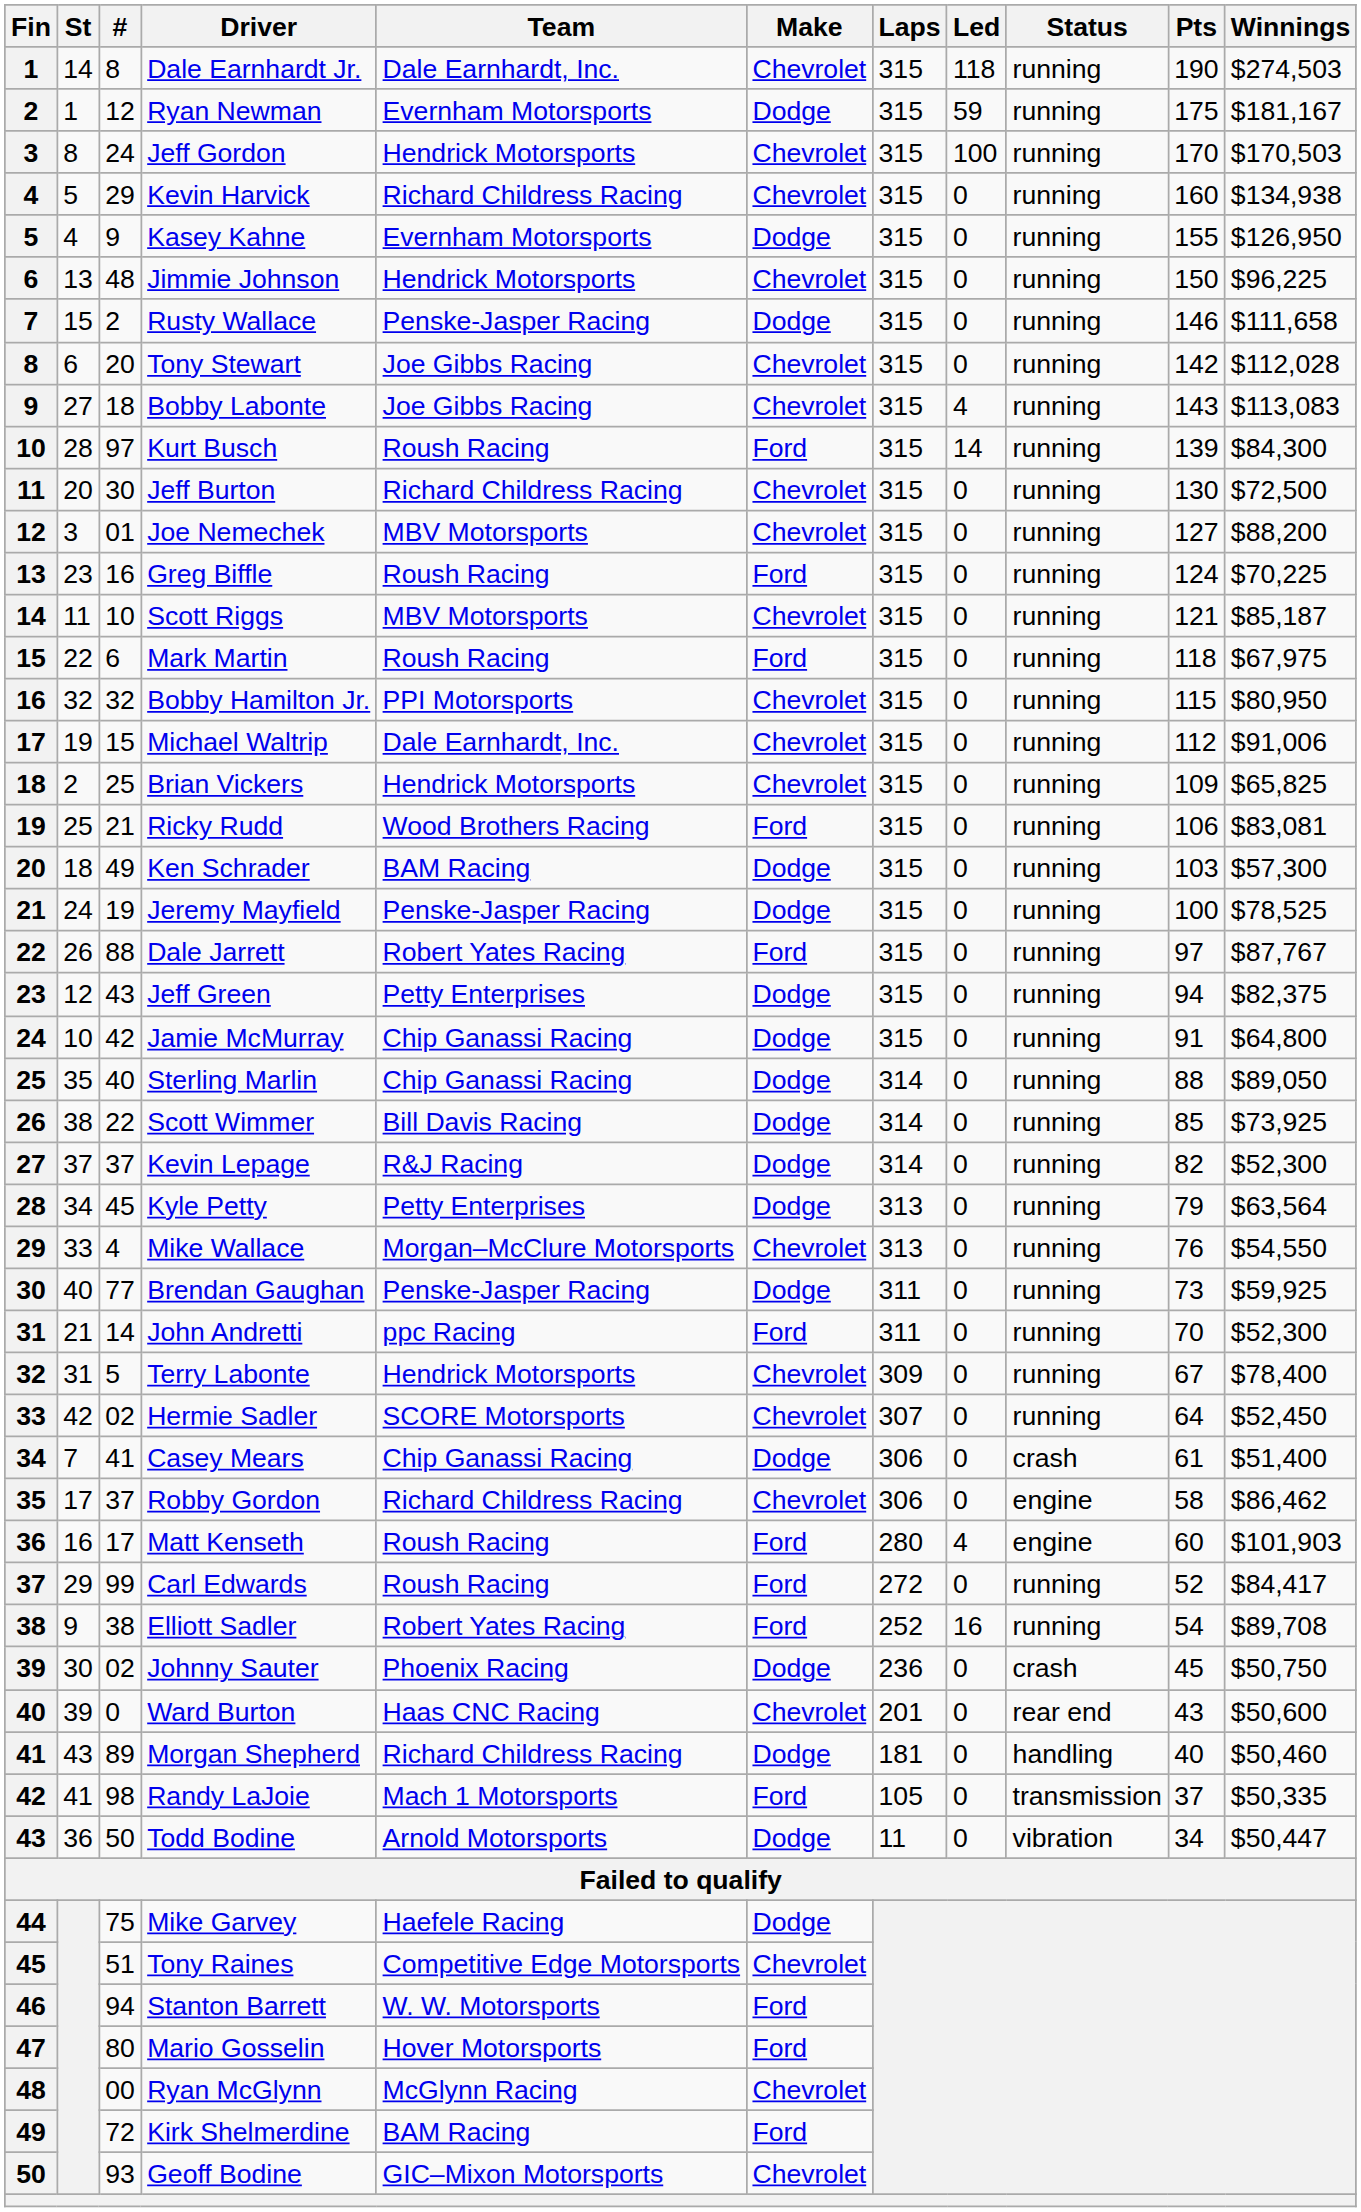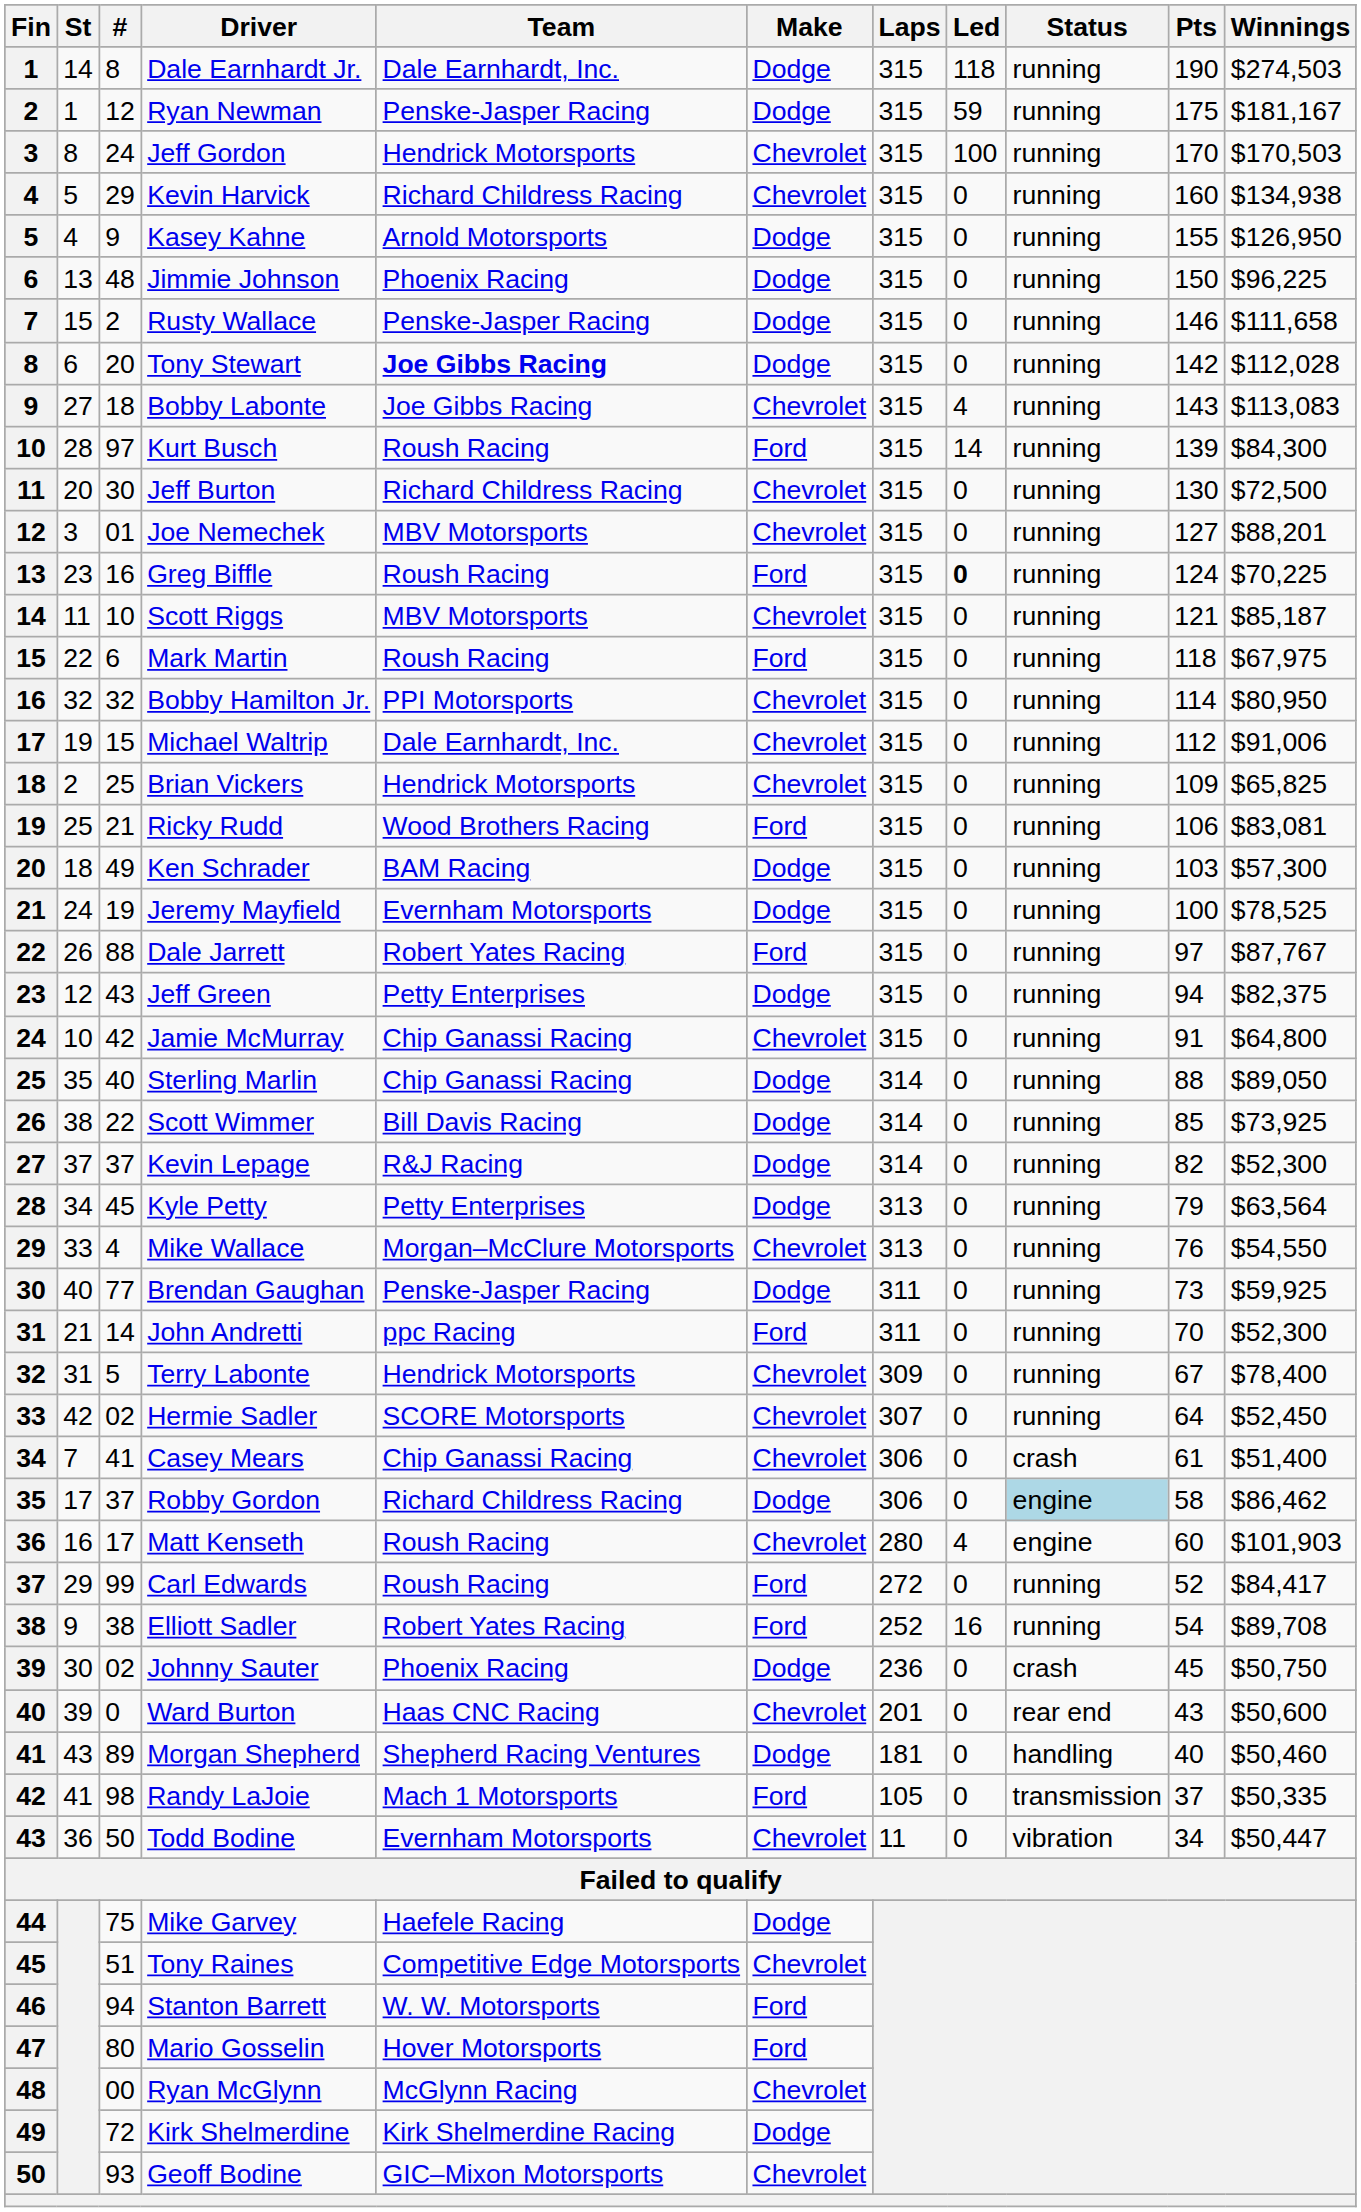(809, 68) Chevrolet -> (792, 68) Dodge
(517, 110) Evernham Motorsports -> (516, 110) Penske-Jasper Racing
(517, 237) Evernham Motorsports -> (495, 237) Arnold Motorsports
(509, 279) Hendrick Motorsports -> (476, 279) Phoenix Racing
(809, 279) Chevrolet -> (792, 279) Dodge
(488, 363) normal -> (495, 363) bold
(809, 363) Chevrolet -> (792, 363) Dodge
(1279, 531) $88,200 -> (1279, 531) $88,201
(960, 574) normal -> (960, 574) bold
(1195, 700) 115 -> (1195, 700) 114
(516, 910) Penske-Jasper Racing -> (517, 910) Evernham Motorsports
(792, 1037) Dodge -> (809, 1037) Chevrolet
(792, 1458) Dodge -> (809, 1458) Chevrolet
(809, 1500) Chevrolet -> (792, 1500) Dodge
(1053, 1500) no background -> (1053, 1500) lightblue background
(780, 1542) Ford -> (809, 1542) Chevrolet
(533, 1753) Richard Childress Racing -> (541, 1753) Shepherd Racing Ventures
(495, 1837) Arnold Motorsports -> (517, 1837) Evernham Motorsports
(792, 1837) Dodge -> (809, 1837) Chevrolet
(456, 2132) BAM Racing -> (529, 2132) Kirk Shelmerdine Racing
(780, 2132) Ford -> (792, 2132) Dodge
